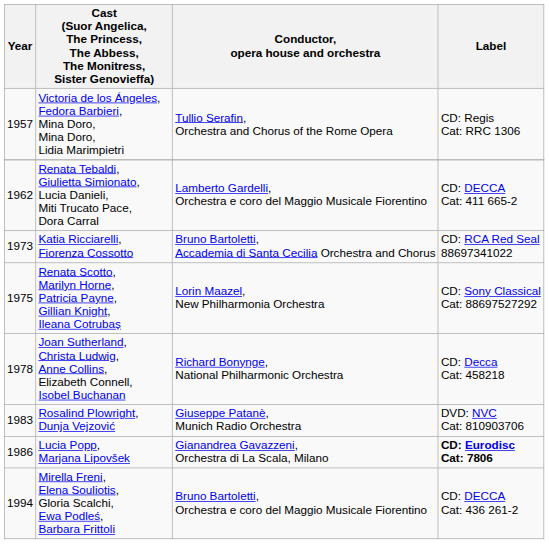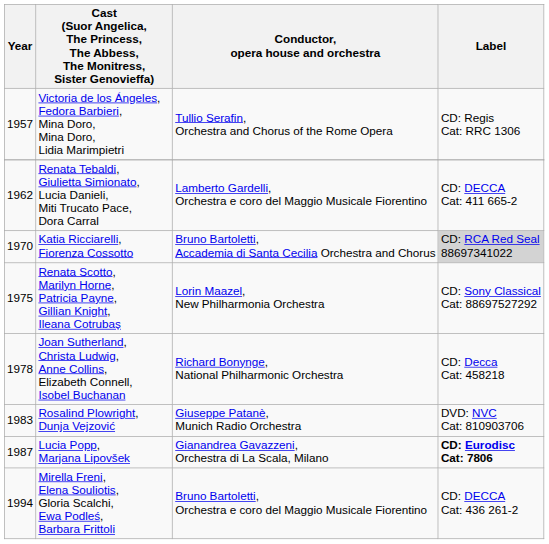(20, 246) 1973 -> (20, 246) 1970
(490, 246) no background -> (490, 246) lightgrey background
(20, 452) 1986 -> (20, 452) 1987
